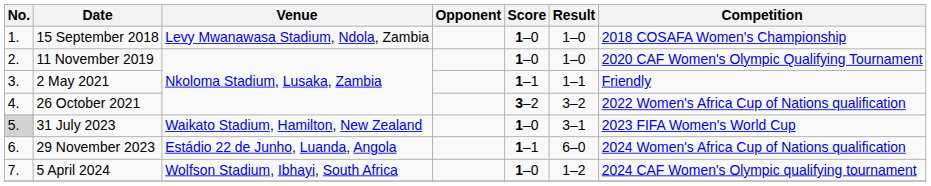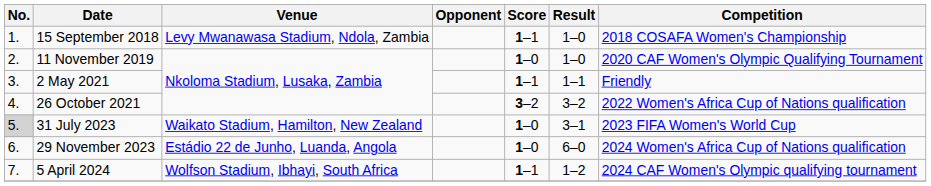(527, 37) 1–0 -> (527, 37) 1–1
(527, 147) 1–1 -> (527, 147) 1–0
(527, 170) 1–0 -> (527, 170) 1–1
